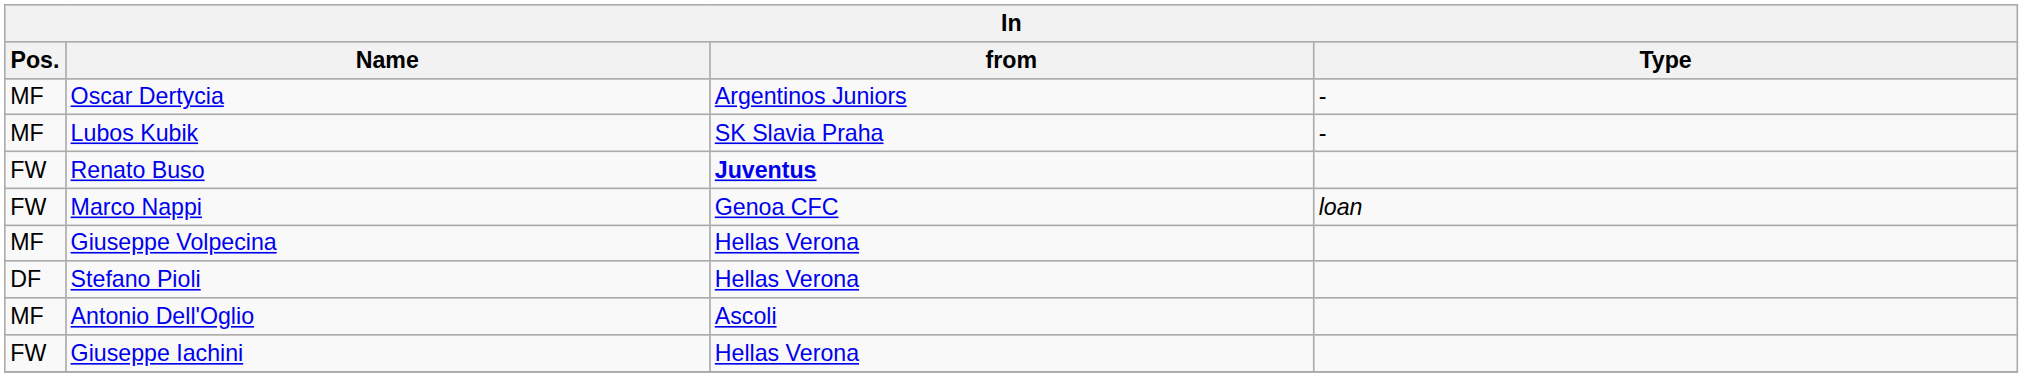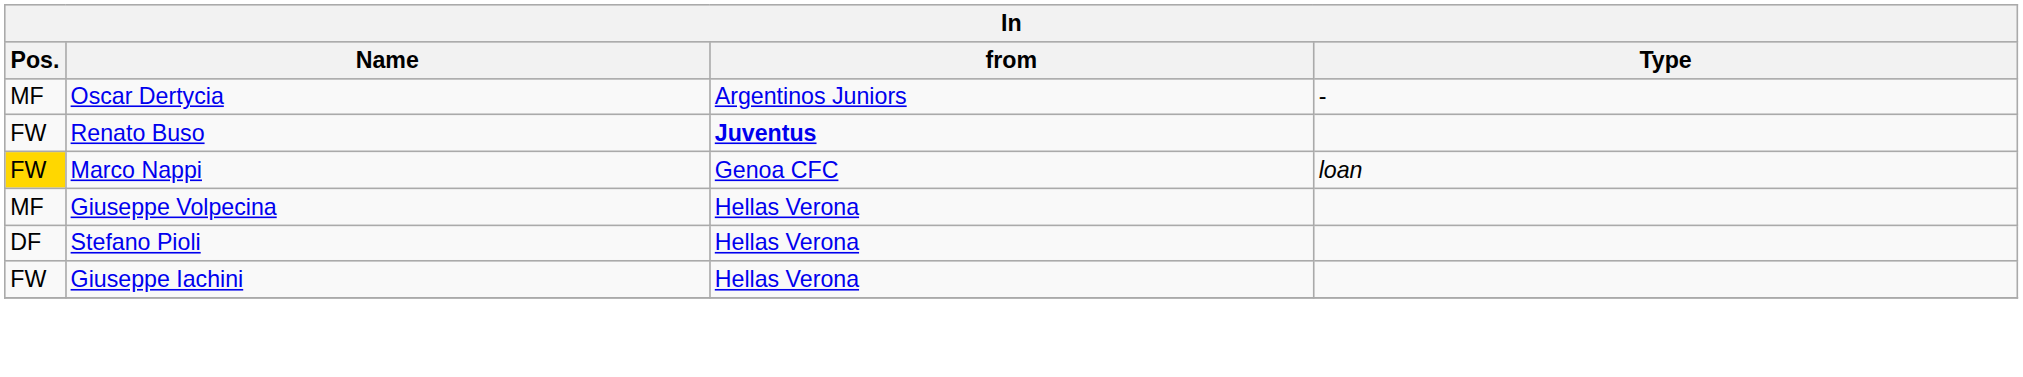- row: (134, 133)
(28, 207) no background -> (28, 170) gold background
- row: (162, 317)
